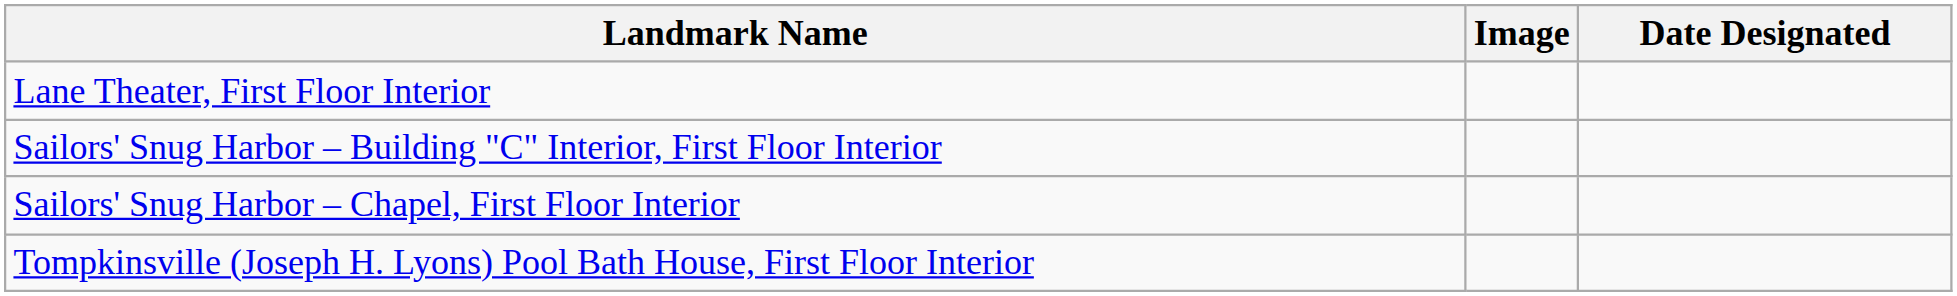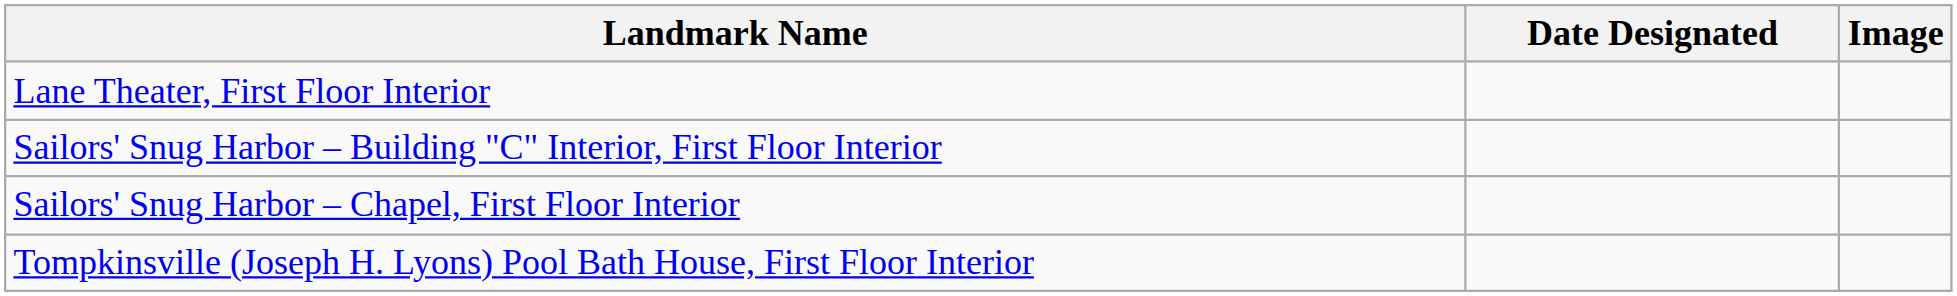columns swapped: (1522, 33) <-> (1765, 33)
